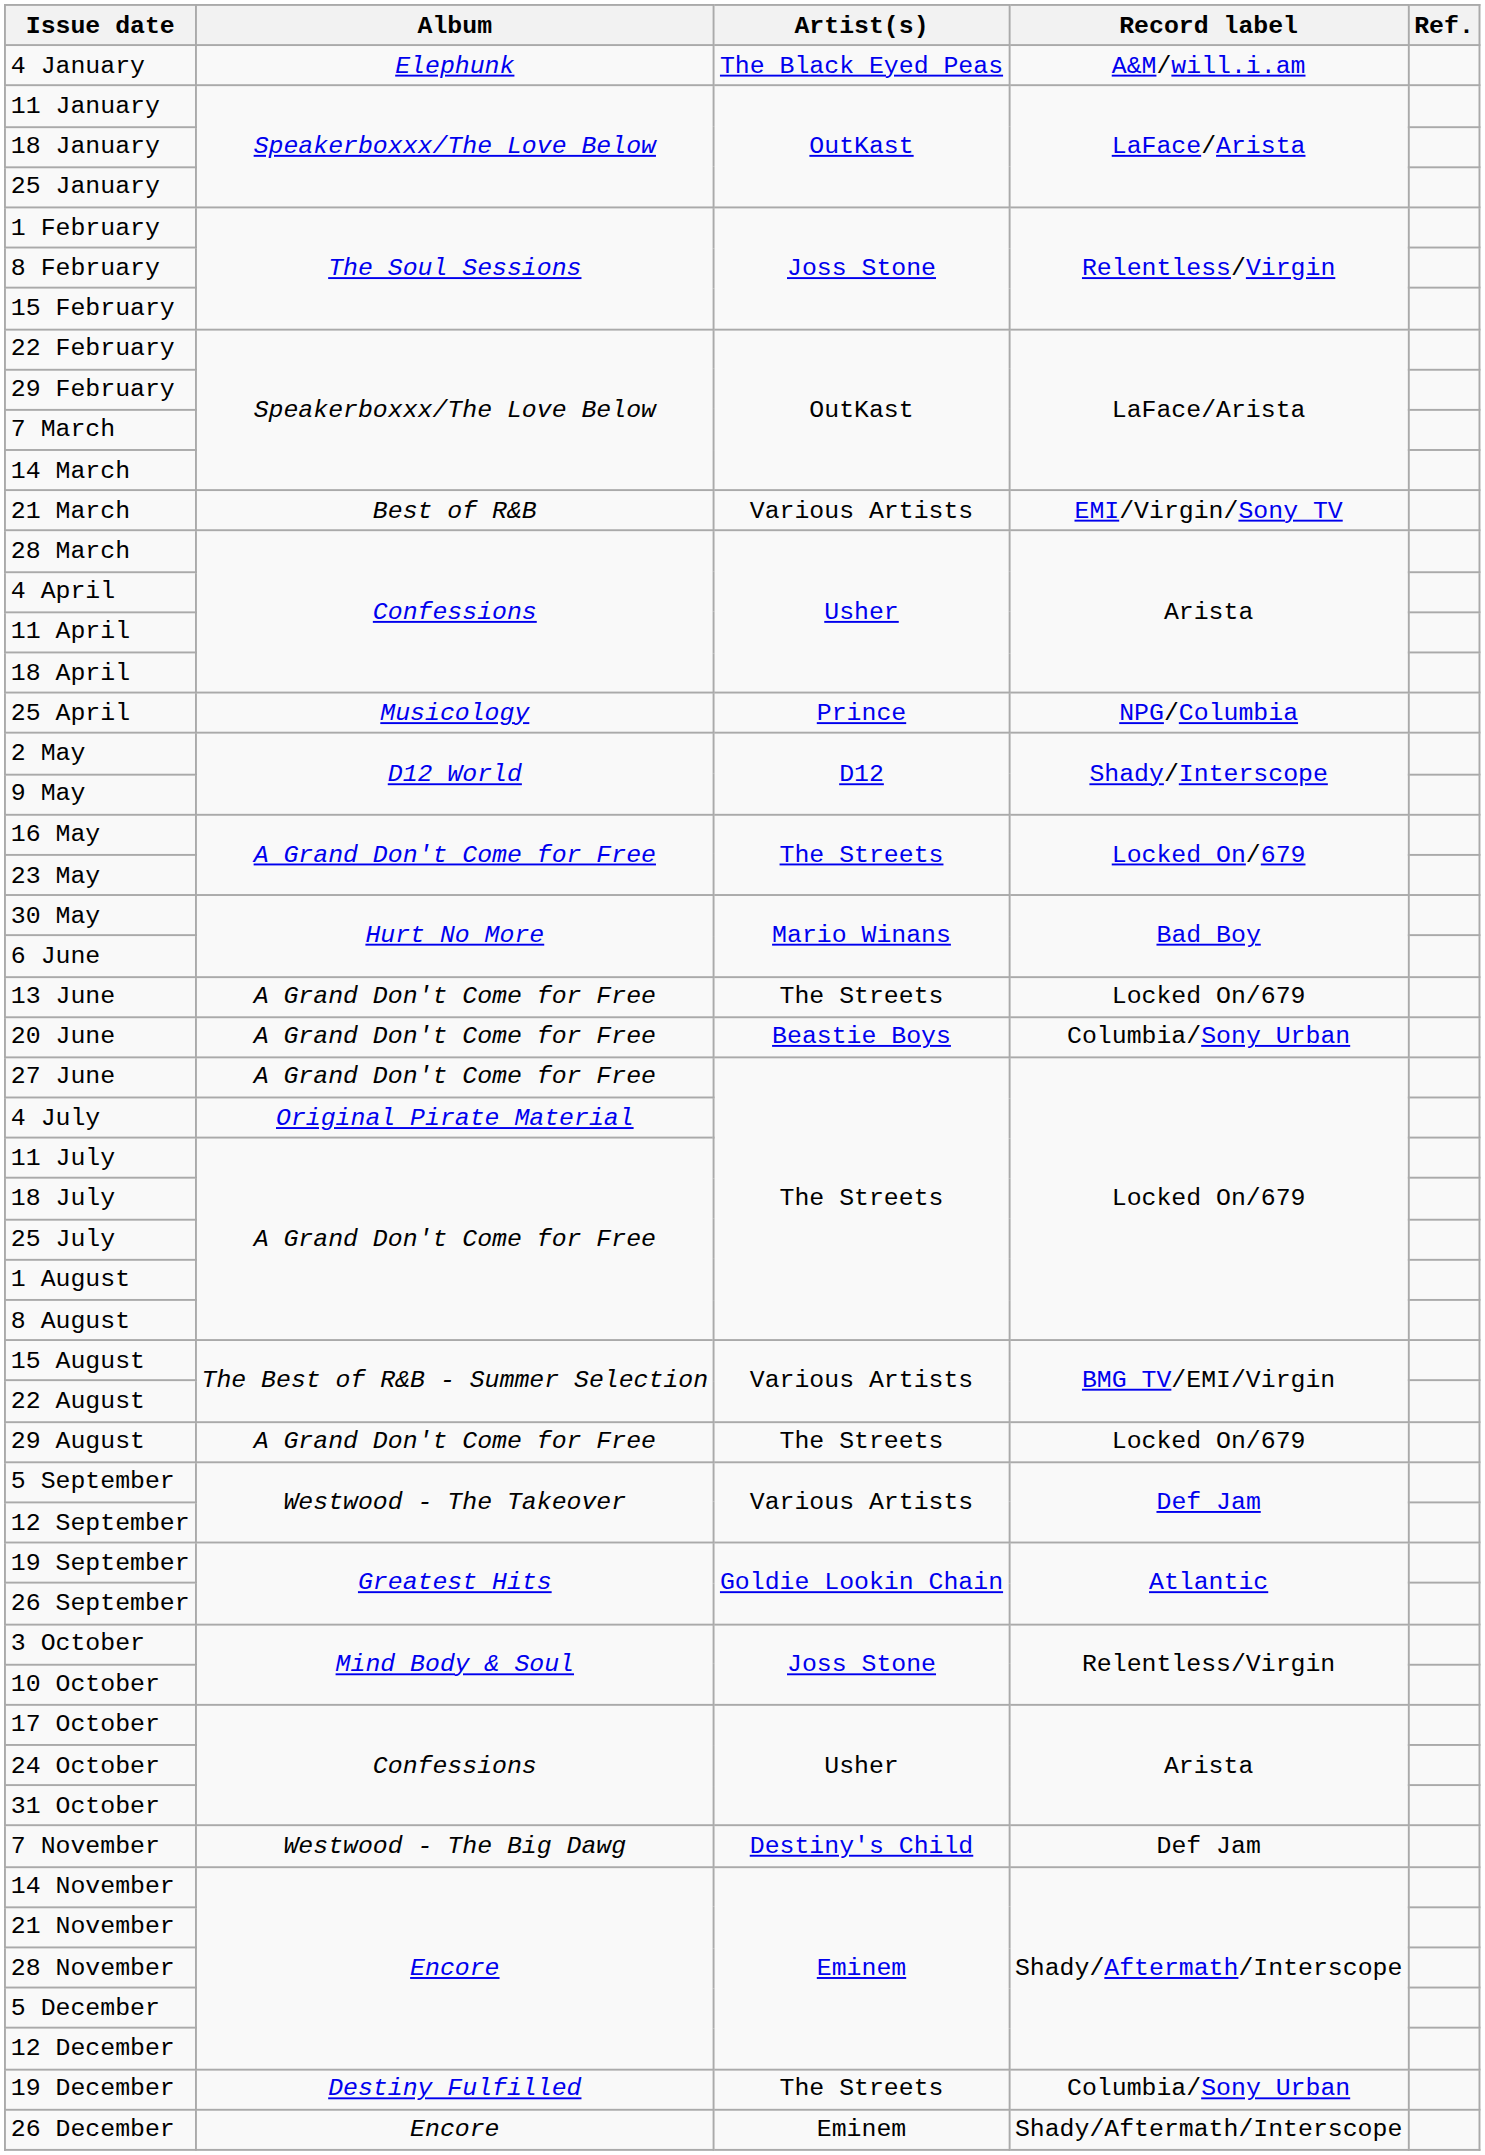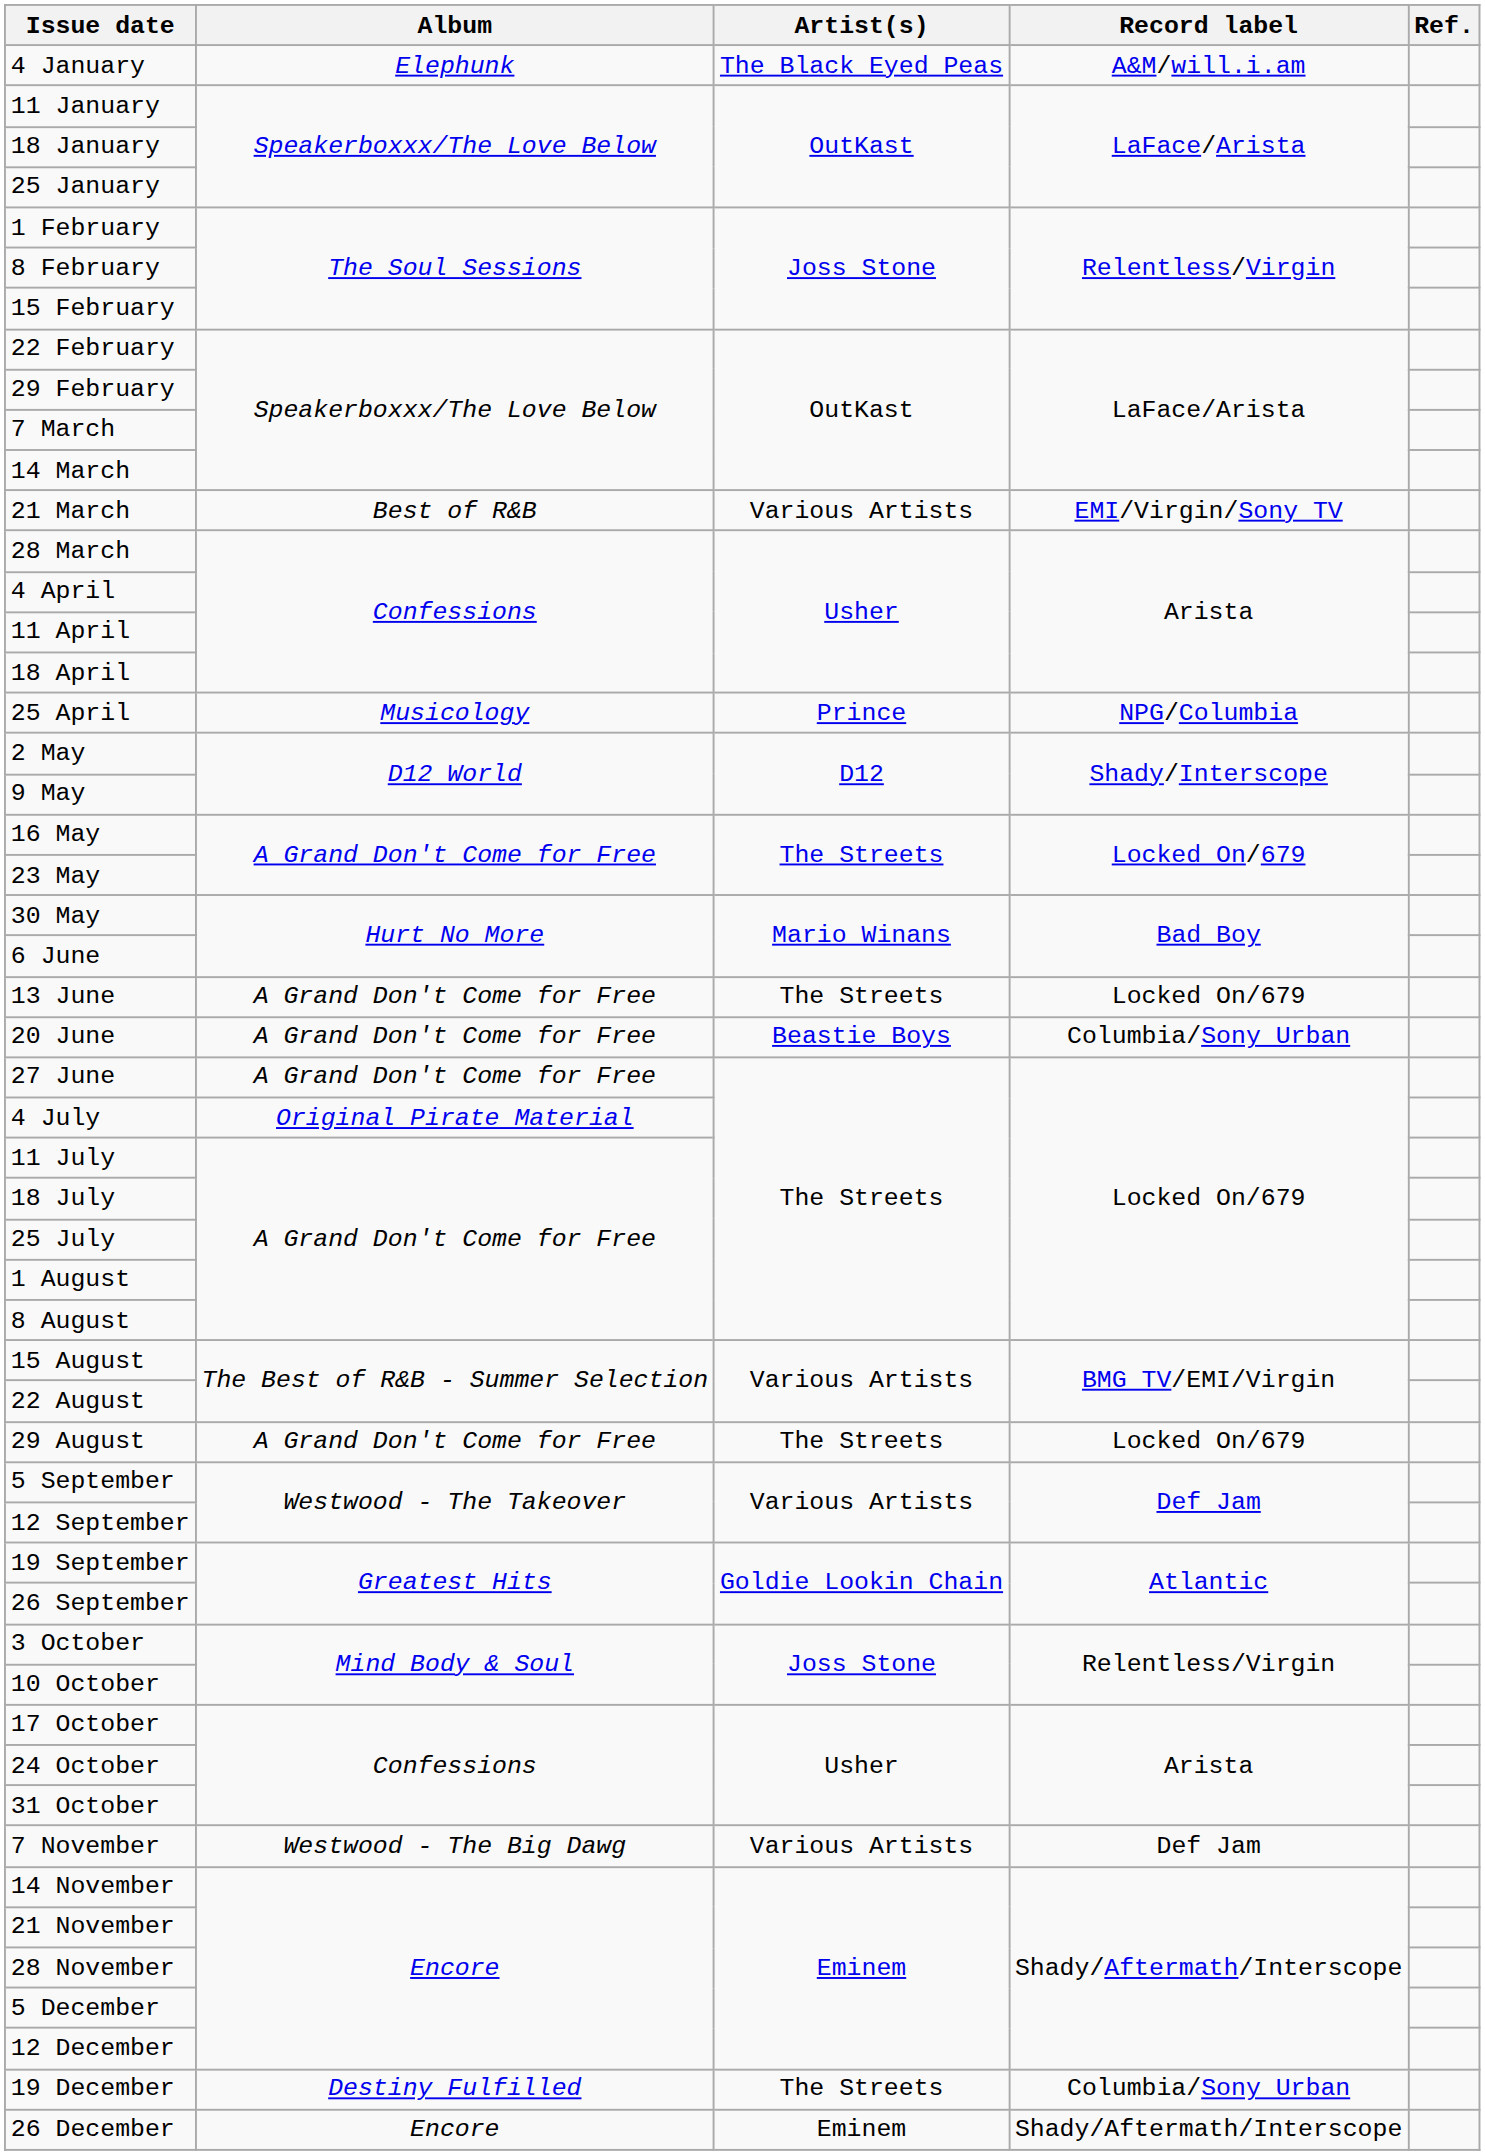(862, 1846) Destiny's Child -> (862, 1846) Various Artists
